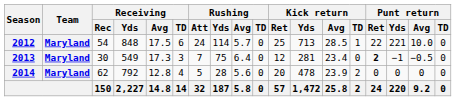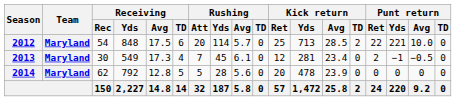(200, 42) 24 -> (200, 42) 20
(358, 42) 1 -> (358, 42) 2
(181, 58) 3 -> (181, 58) 4
(221, 58) 75 -> (221, 58) 45
(242, 58) 6.4 -> (242, 58) 6.1
(376, 58) bold -> (376, 58) normal
(181, 73) 4 -> (181, 73) 5
(358, 73) 2 -> (358, 73) 0
